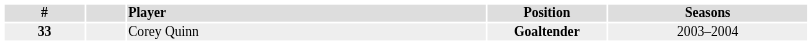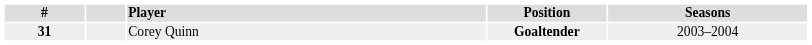(44, 31) 33 -> (44, 31) 31
